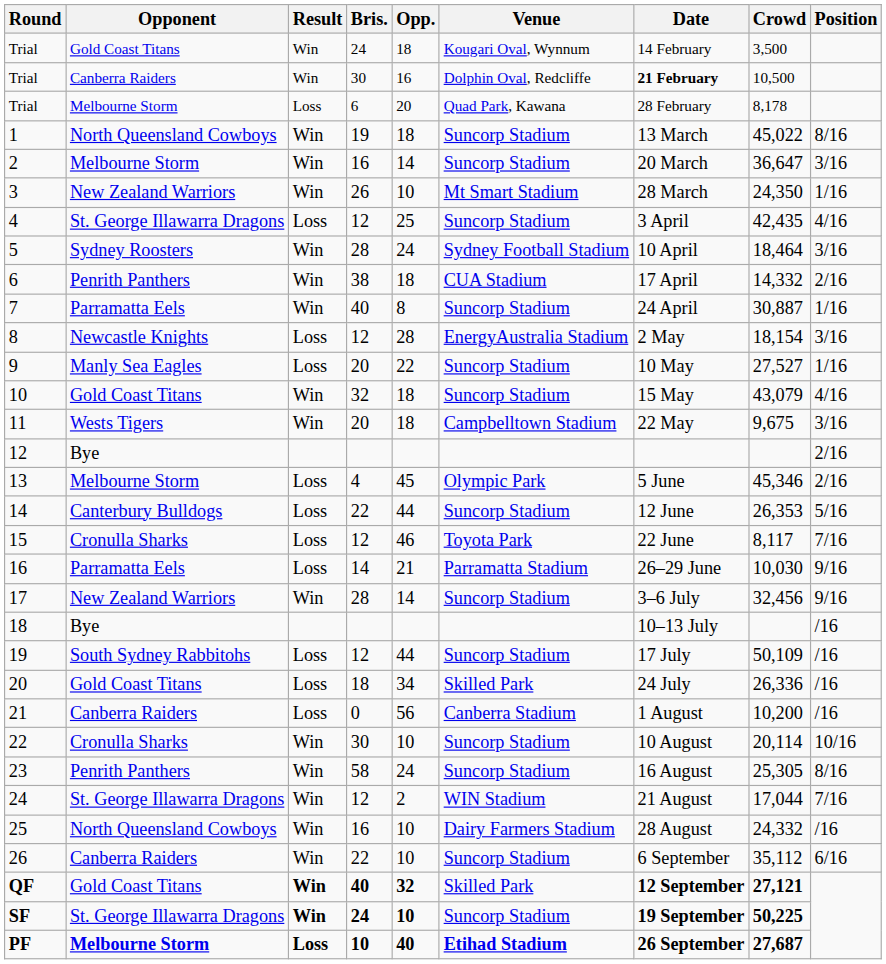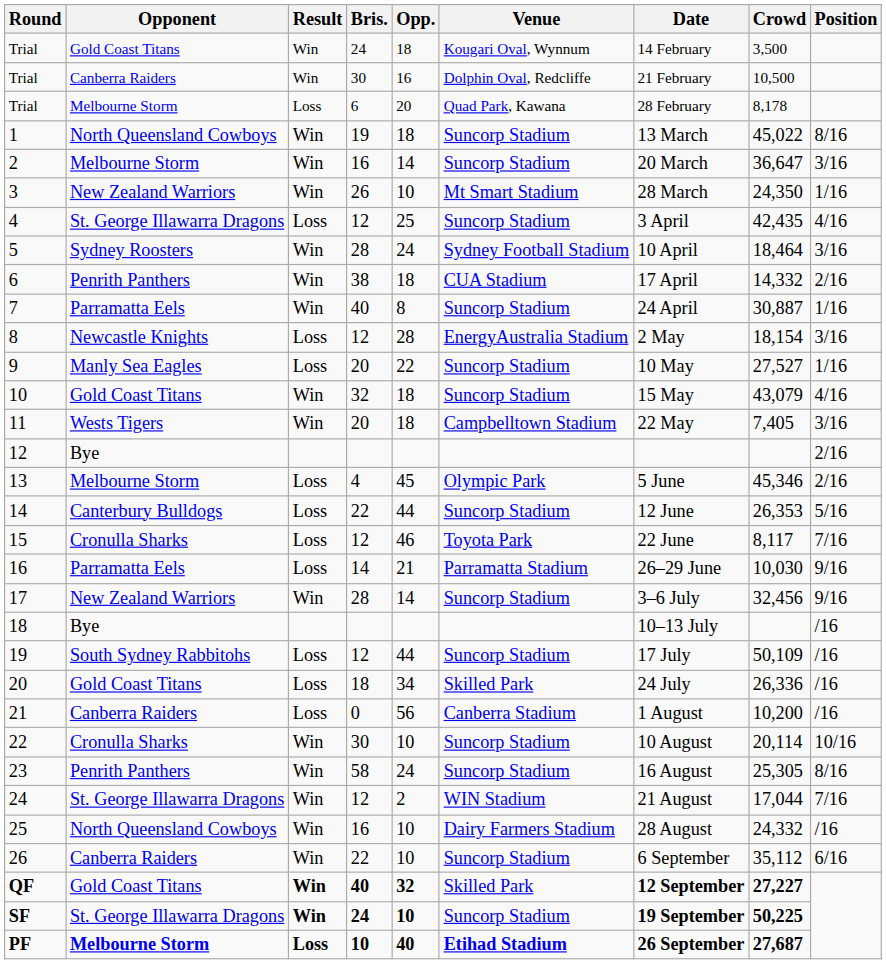(678, 76) bold -> (674, 77) normal
(773, 423) 9,675 -> (773, 423) 7,405
(778, 886) 27,121 -> (778, 886) 27,227
